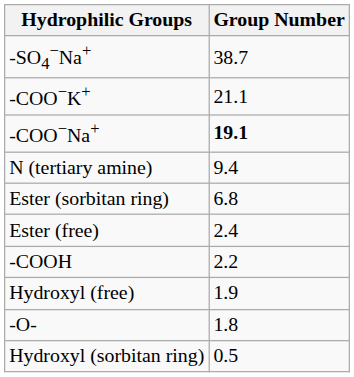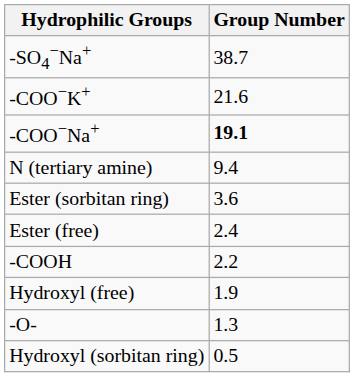(231, 96) 21.1 -> (231, 96) 21.6
(226, 198) 6.8 -> (226, 198) 3.6
(226, 324) 1.8 -> (226, 324) 1.3
